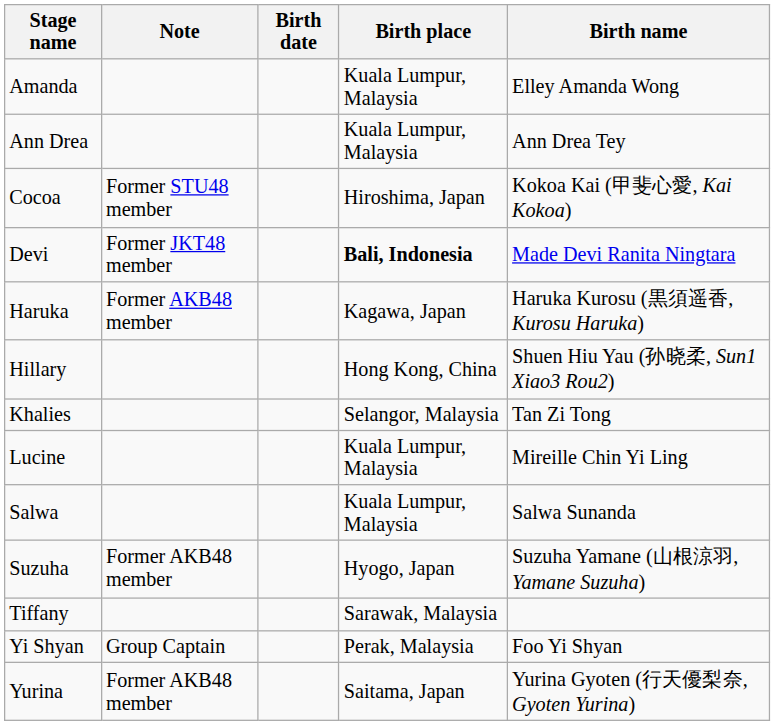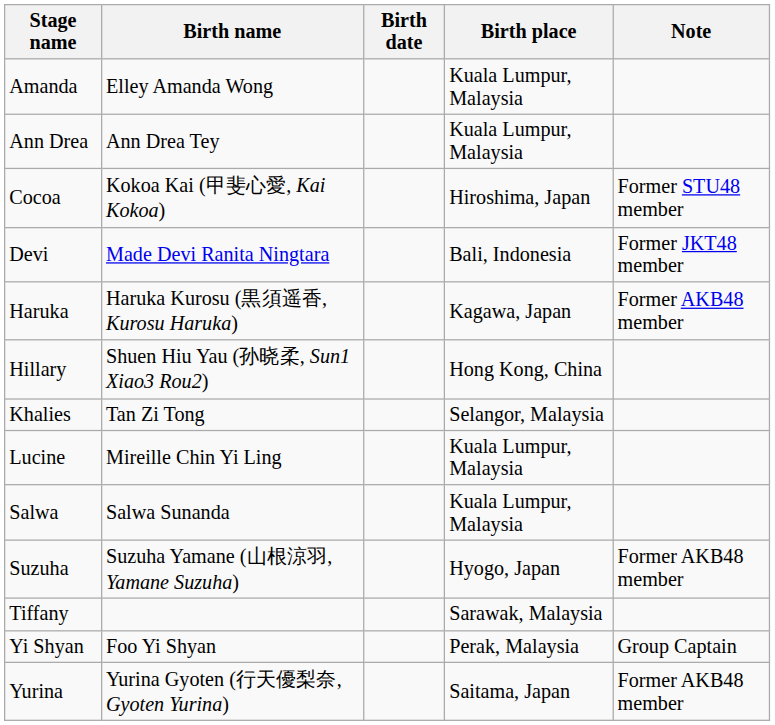columns swapped: (638, 31) <-> (180, 31)
(408, 254) bold -> (510, 254) normal
